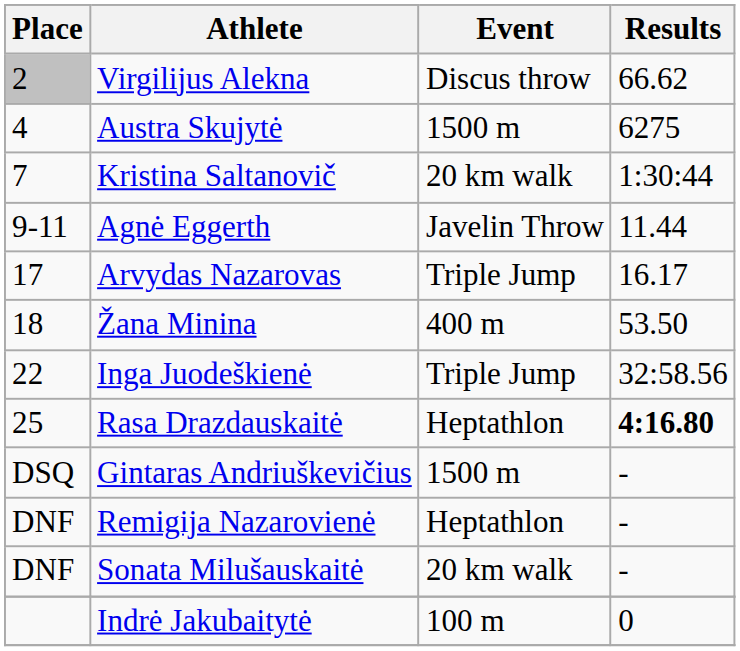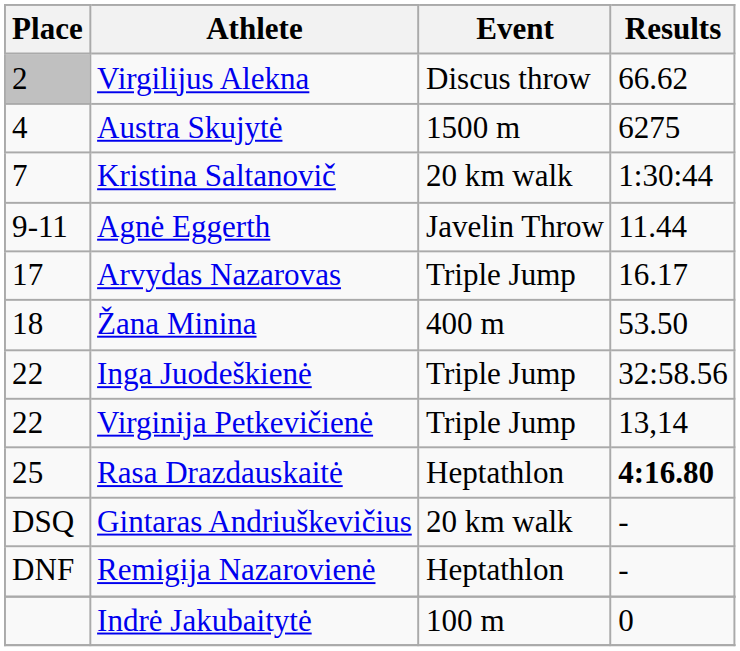+ row: (235, 422)
(473, 472) 1500 m -> (499, 521) 20 km walk
- row: (230, 570)
